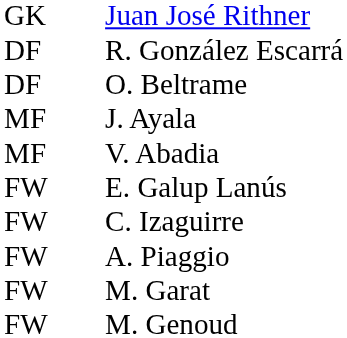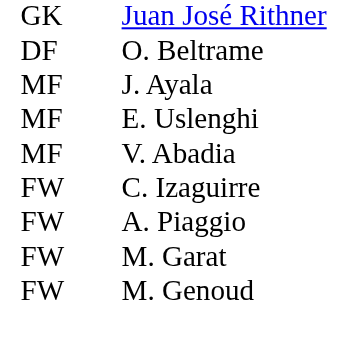- row: (224, 49)
+ row: (190, 118)
- row: (196, 187)
